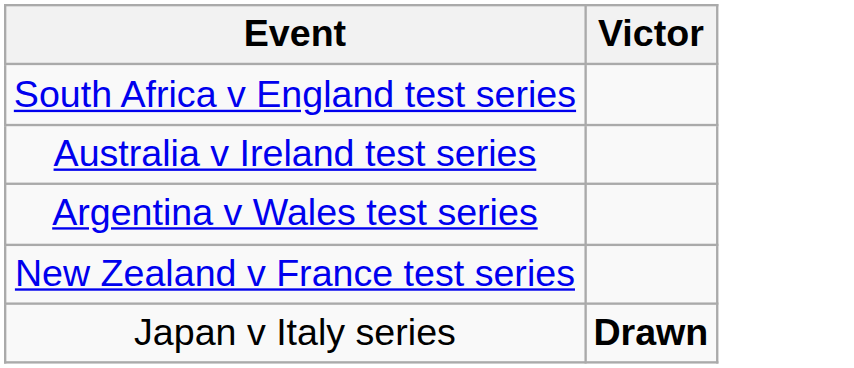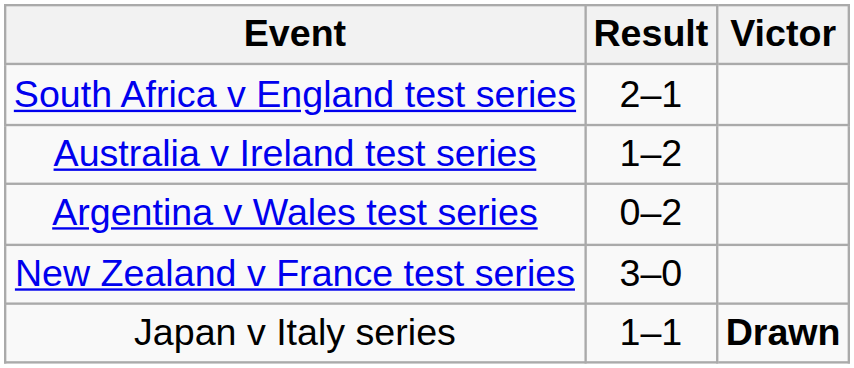+ column: (651, 34)
